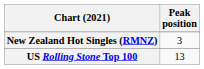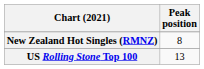(180, 40) 3 -> (180, 40) 8
